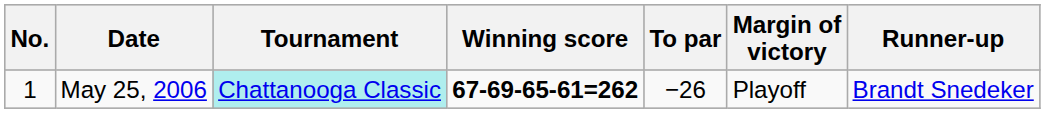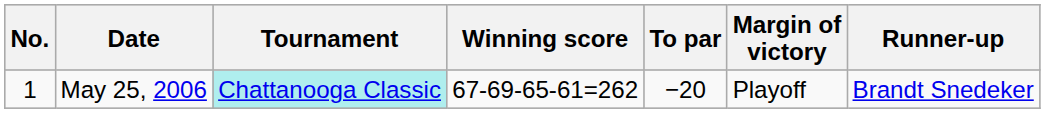(545, 89) bold -> (545, 89) normal
(685, 89) −26 -> (685, 89) −20
